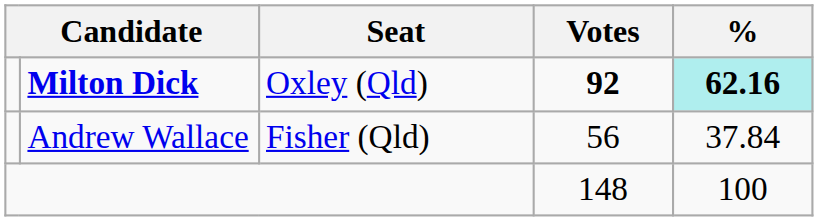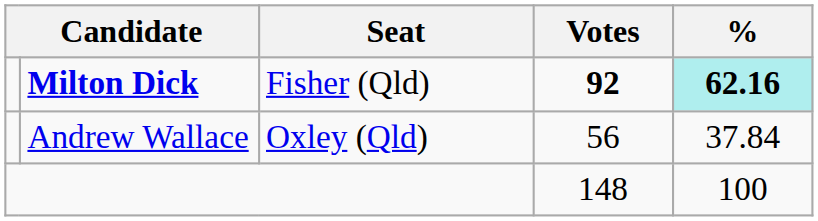(347, 83) Oxley (Qld) -> (348, 83) Fisher (Qld)
(348, 136) Fisher (Qld) -> (347, 136) Oxley (Qld)
